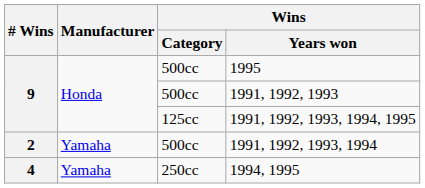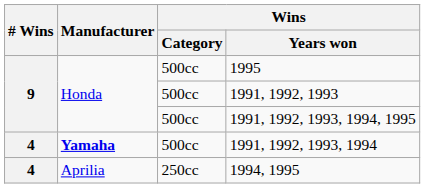(180, 119) 125cc -> (180, 119) 500cc
(31, 145) 2 -> (31, 145) 4
(86, 145) normal -> (88, 145) bold
(86, 170) Yamaha -> (83, 170) Aprilia
